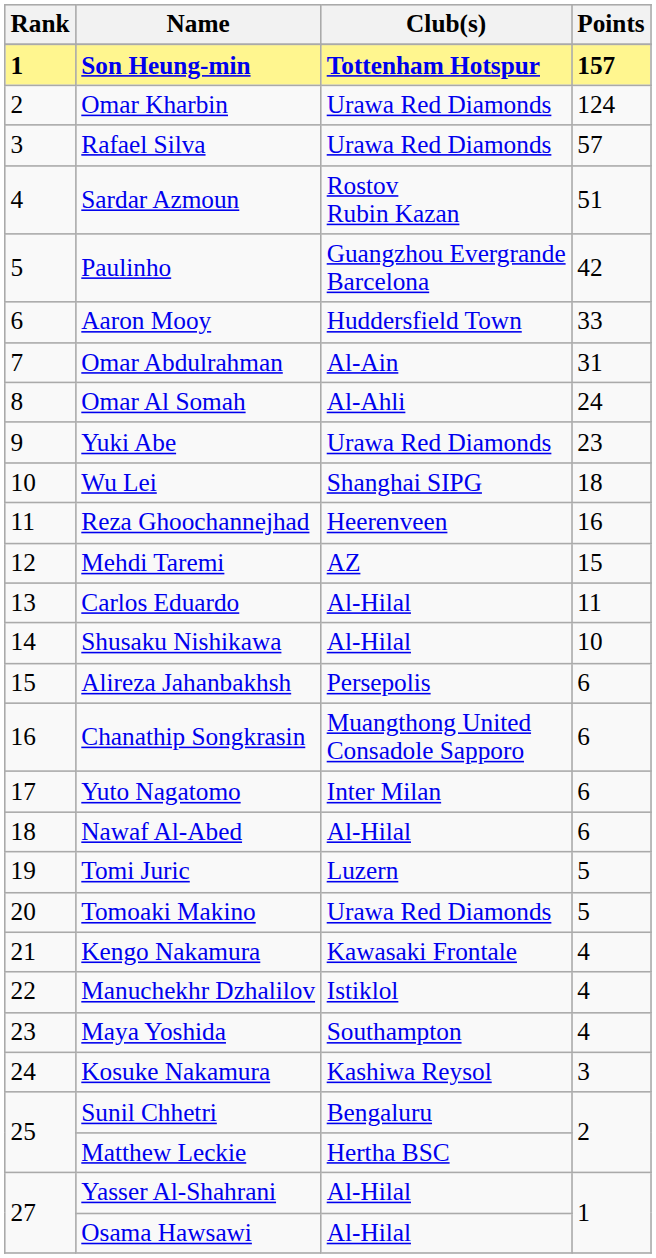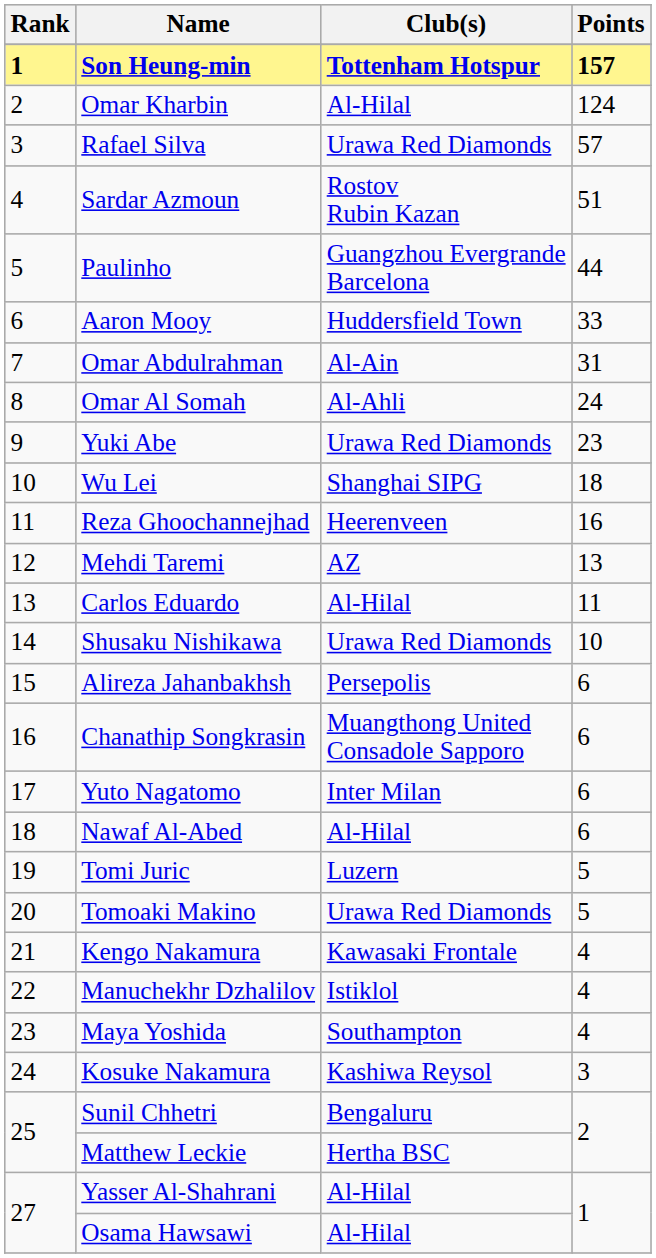(439, 104) Urawa Red Diamonds -> (369, 104) Al-Hilal
(590, 267) 42 -> (590, 267) 44
(590, 562) 15 -> (590, 562) 13
(369, 642) Al-Hilal -> (439, 642) Urawa Red Diamonds
